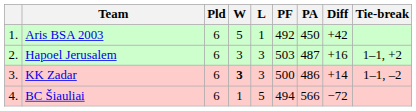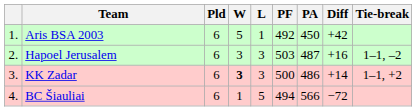(382, 55) 1–1, +2 -> (382, 55) 1–1, –2
(382, 75) 1–1, –2 -> (382, 75) 1–1, +2
